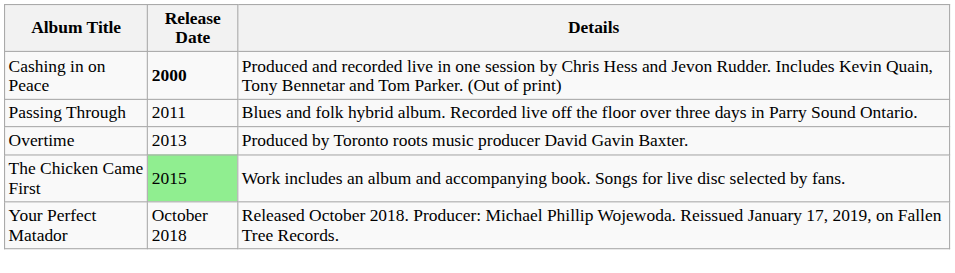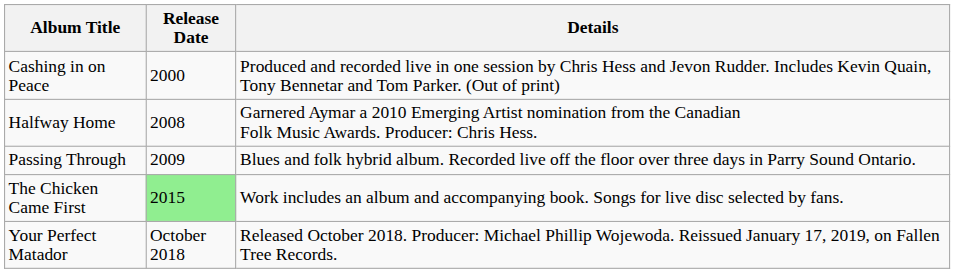(169, 75) bold -> (167, 75) normal
+ row: (62, 122)
(169, 112) 2011 -> (167, 160) 2009
- row: (41, 140)
